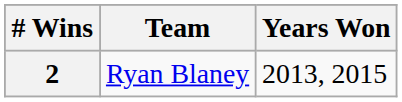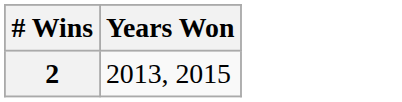- column: (178, 27)
